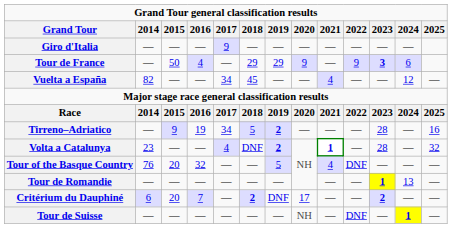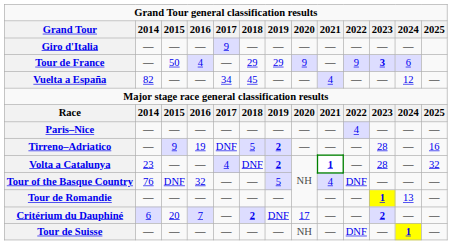+ row: (70, 130)
(226, 130) 34 -> (226, 147) DNF
(174, 164) 20 -> (174, 181) DNF
